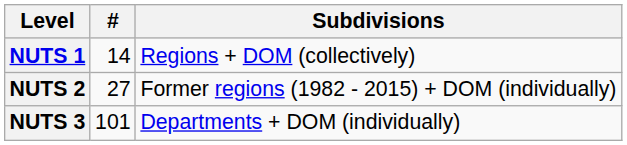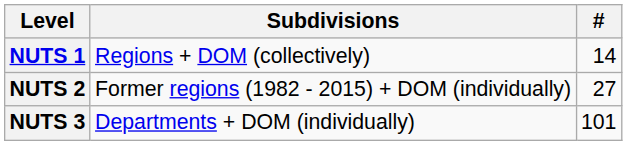columns swapped: (378, 21) <-> (113, 21)
